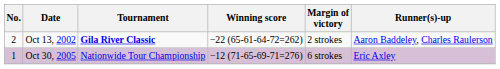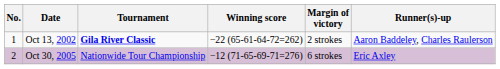(14, 40) 2 -> (14, 40) 1
(14, 56) 1 -> (14, 56) 2
